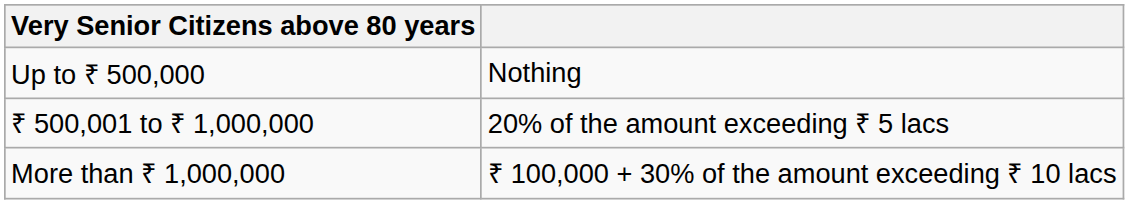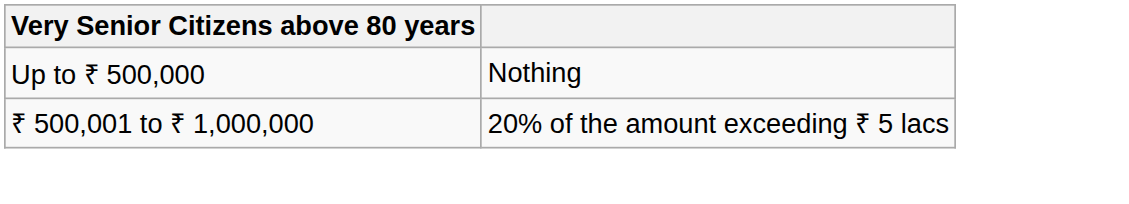- row: (148, 174)
